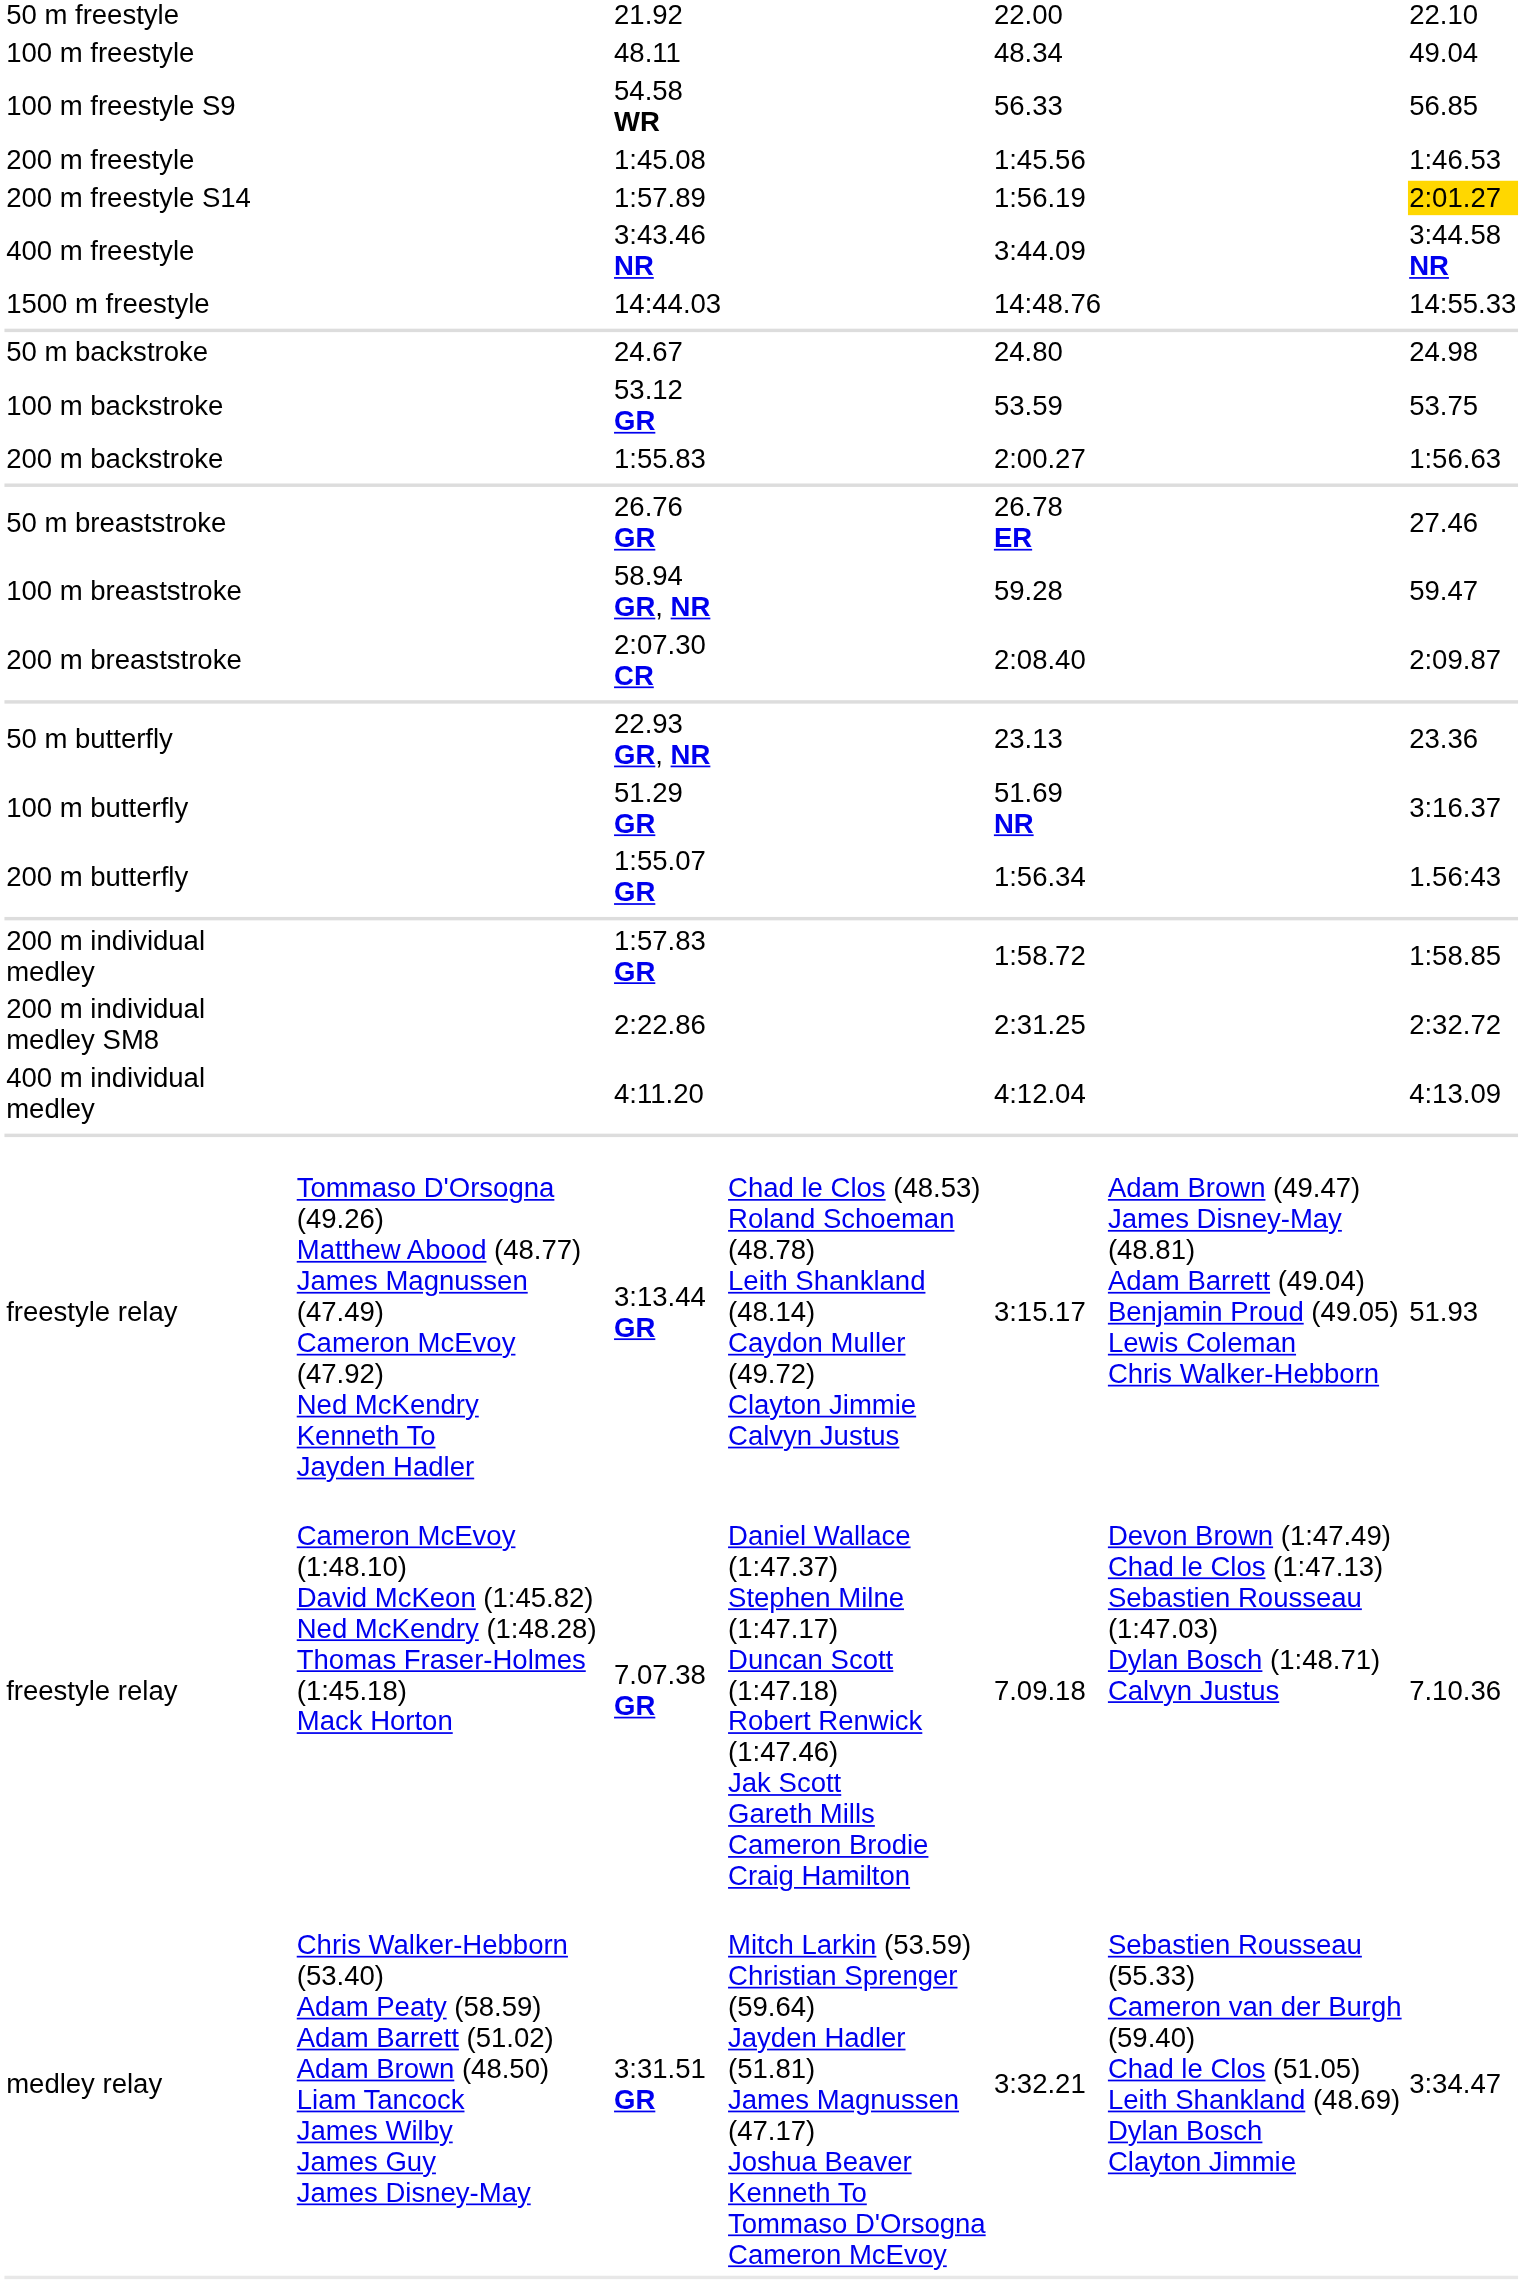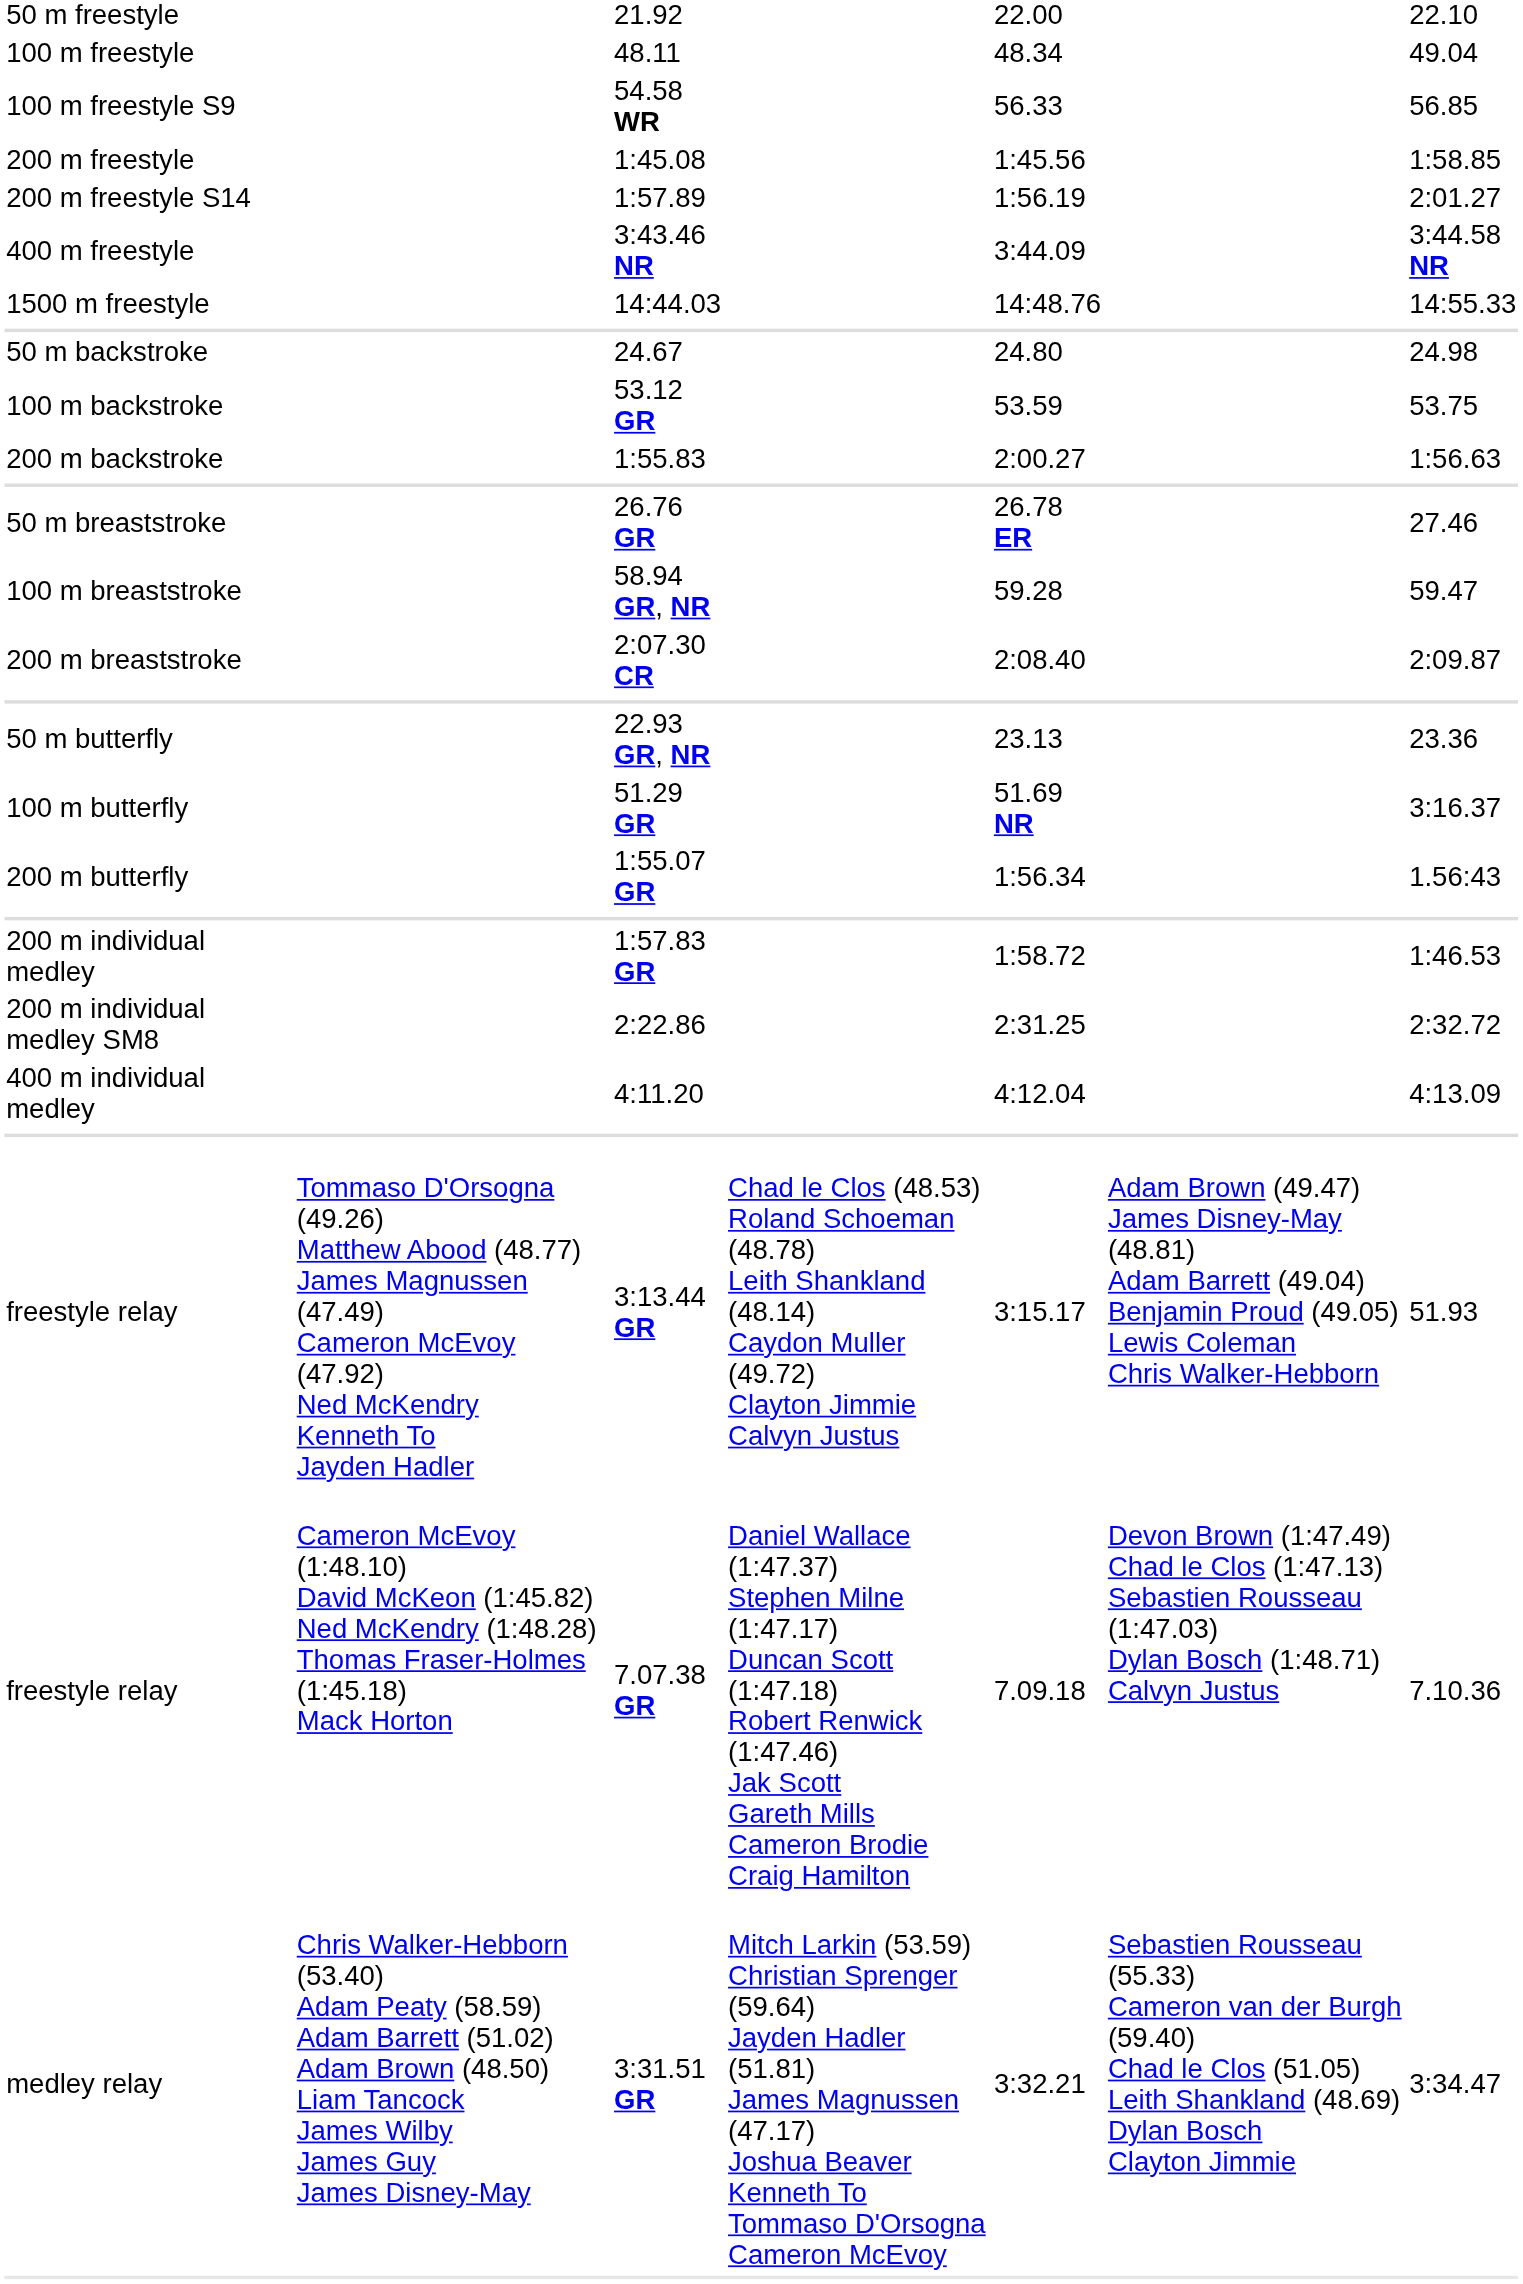(1455, 159) 1:46.53 -> (1455, 159) 1:58.85
(1455, 197) gold background -> (1455, 197) no background
(1455, 956) 1:58.85 -> (1455, 956) 1:46.53
